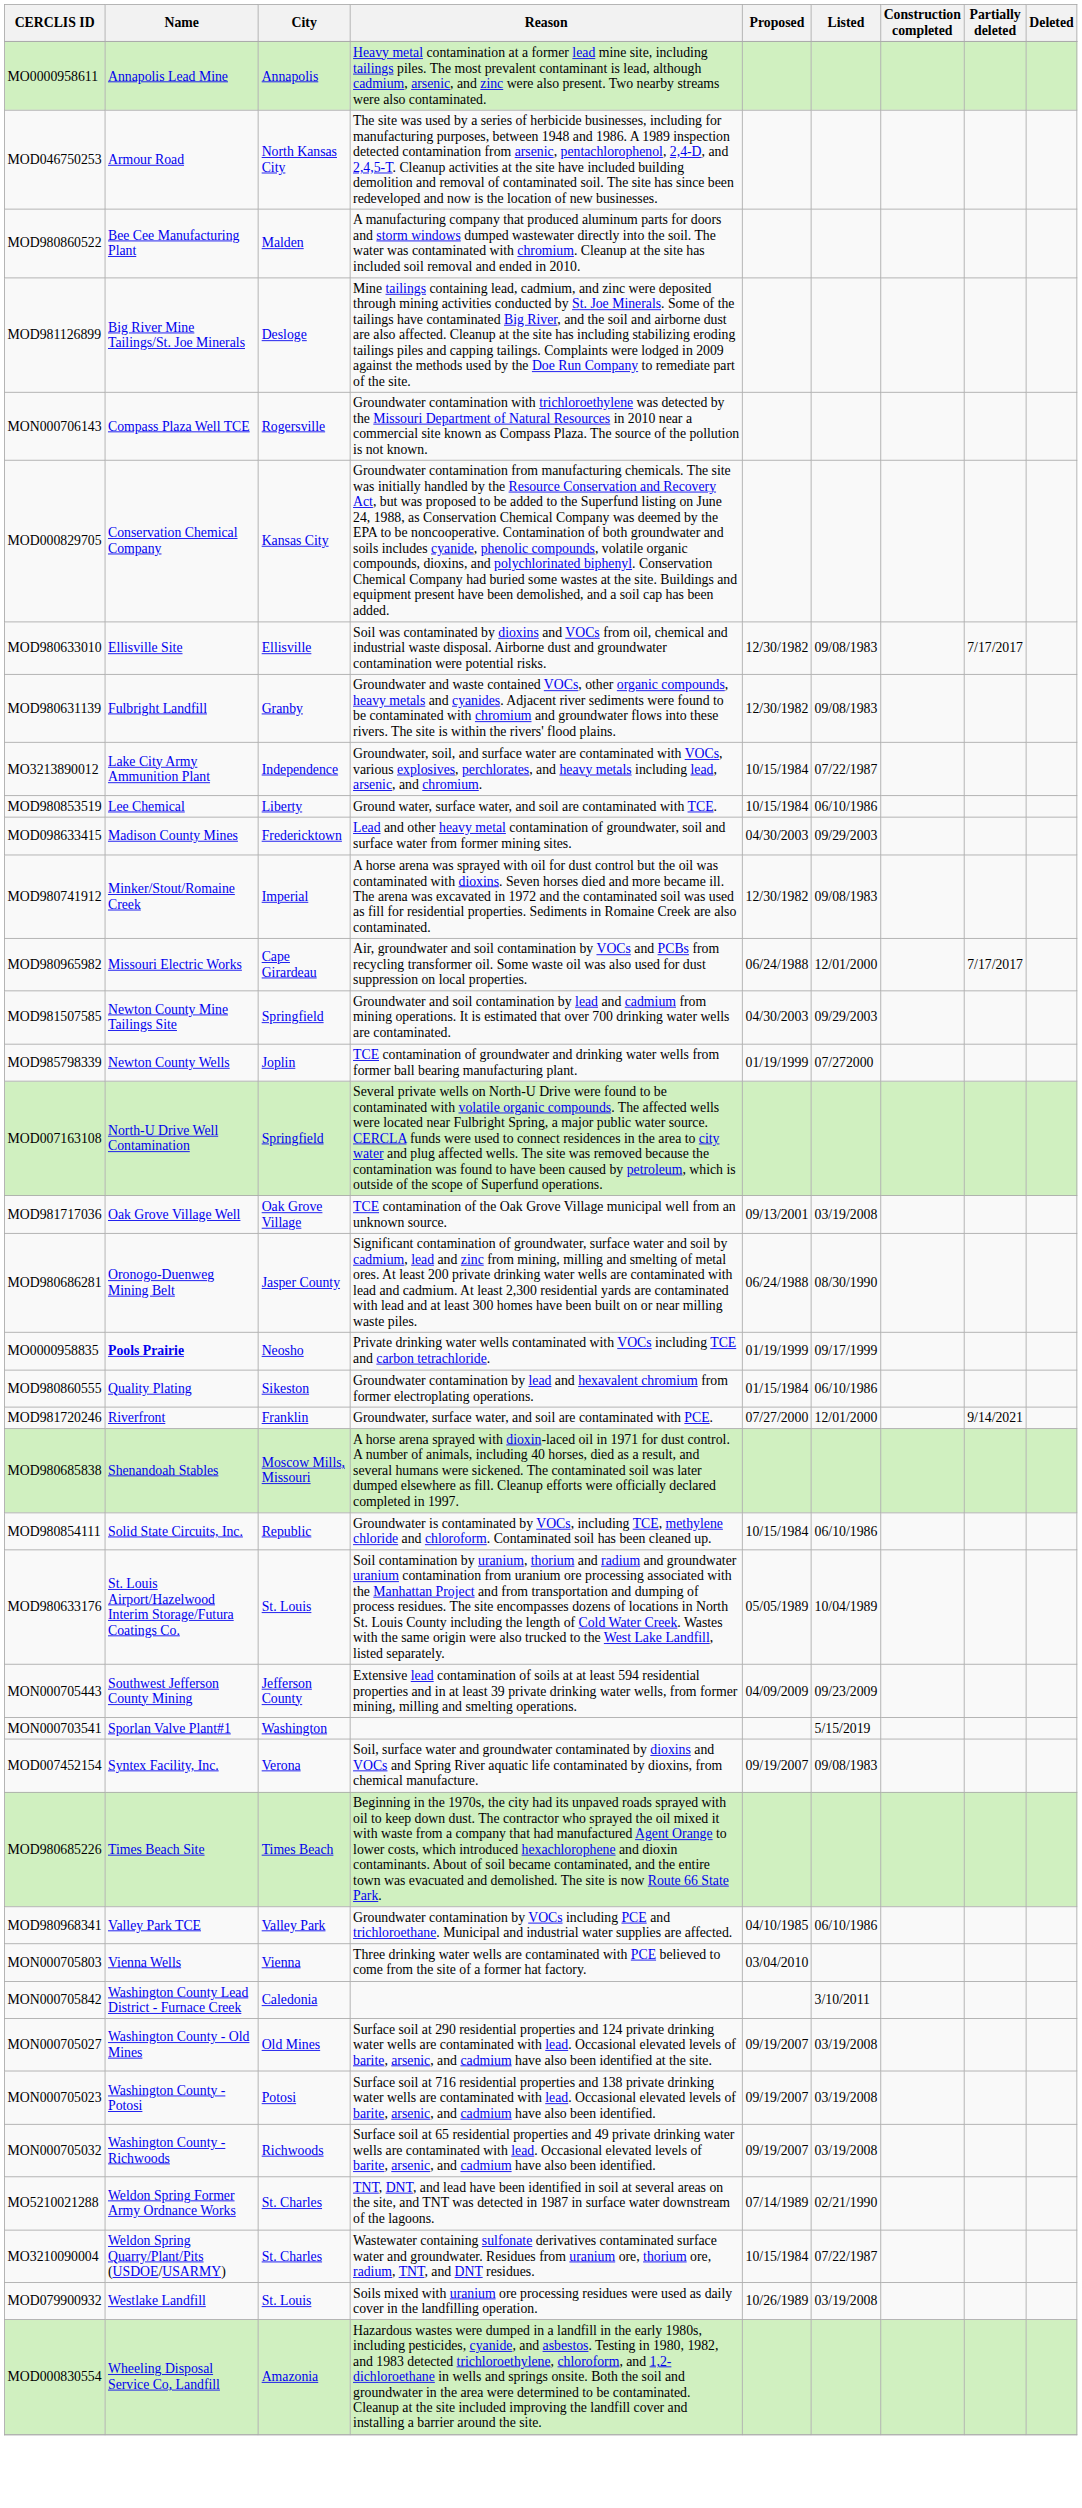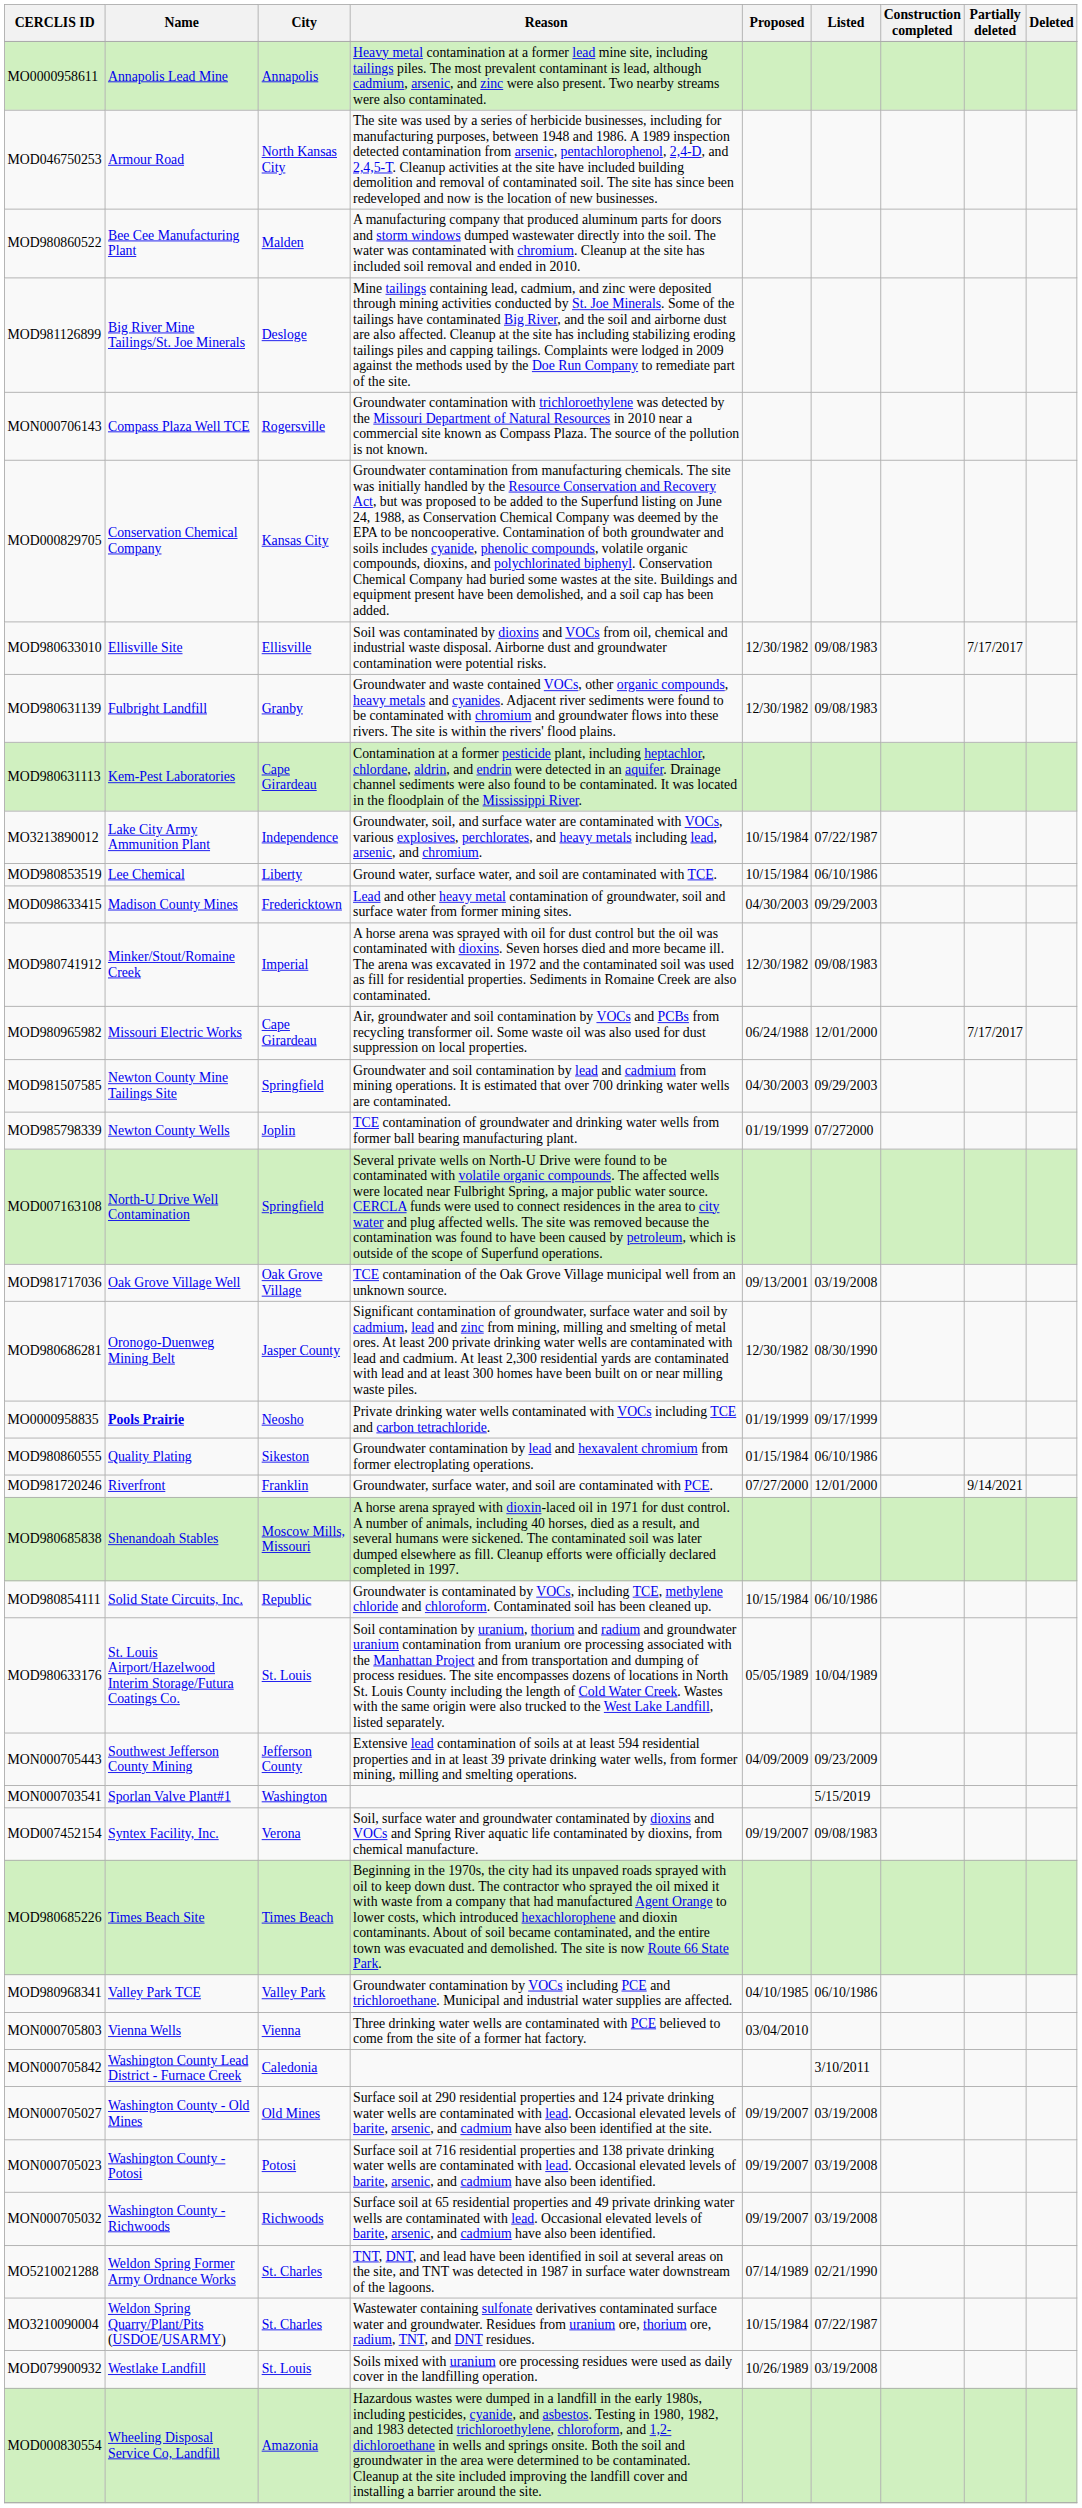+ row: (54, 776)
(777, 1282) 06/24/1988 -> (777, 1351) 12/30/1982
